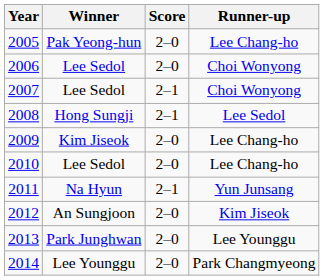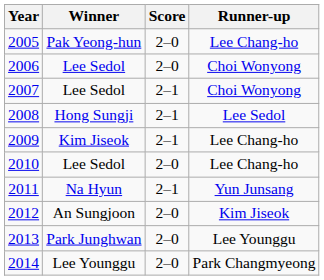(167, 139) 2–0 -> (167, 139) 2–1
